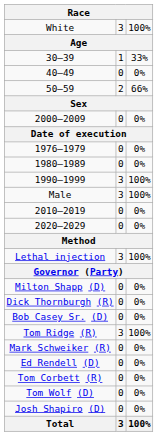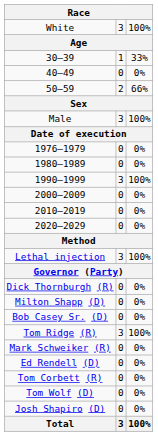rows swapped: (60, 195) <-> (60, 119)
rows swapped: (60, 287) <-> (60, 302)
